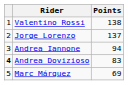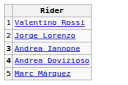- column: (107, 11)
(9, 49) normal -> (9, 49) bold
